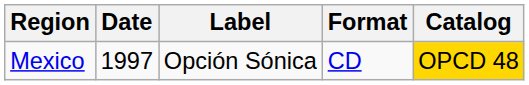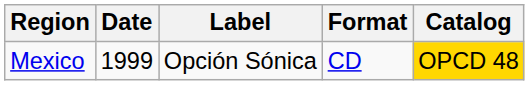(127, 60) 1997 -> (127, 60) 1999
